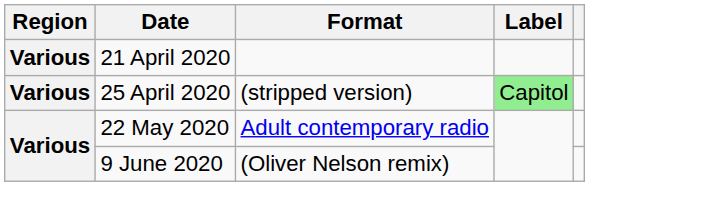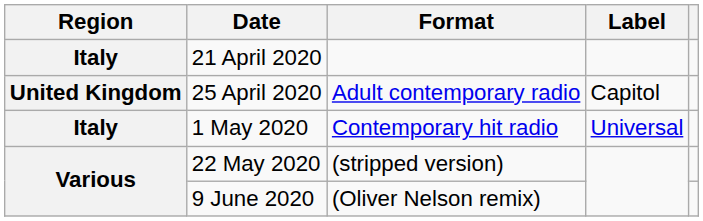(50, 57) Various -> (96, 57) Italy
(50, 92) Various -> (96, 92) United Kingdom
(326, 92) (stripped version) -> (456, 92) Adult contemporary radio
(534, 92) lightgreen background -> (625, 92) no background
+ row: (250, 127)
(365, 127) Adult contemporary radio -> (418, 163) (stripped version)
